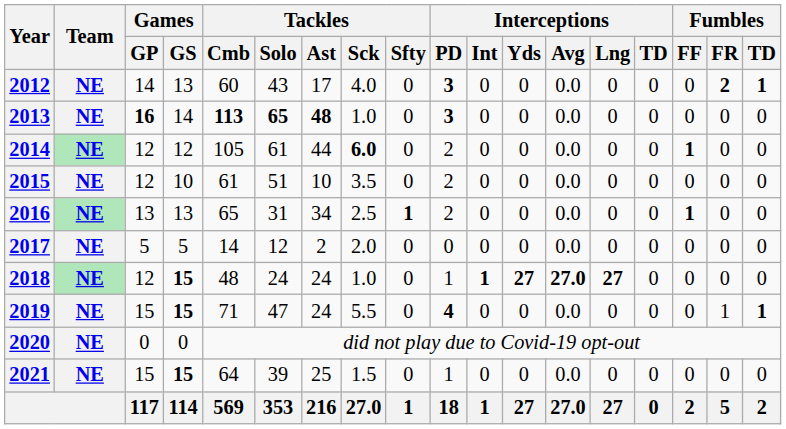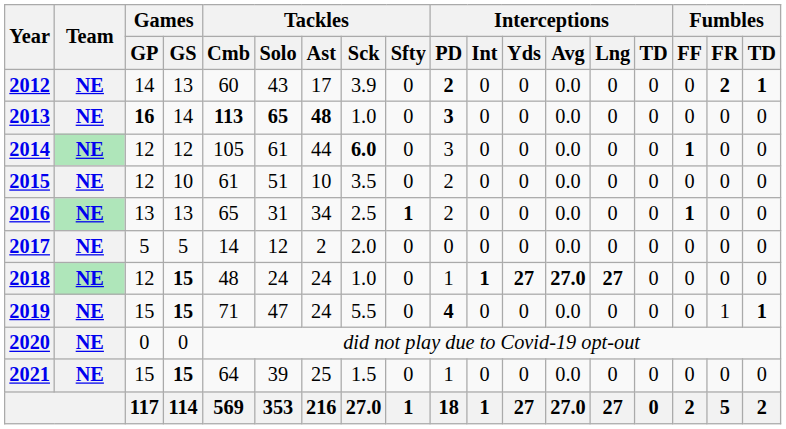(364, 85) 4.0 -> (364, 85) 3.9
(449, 85) 3 -> (449, 85) 2
(449, 149) 2 -> (449, 149) 3
